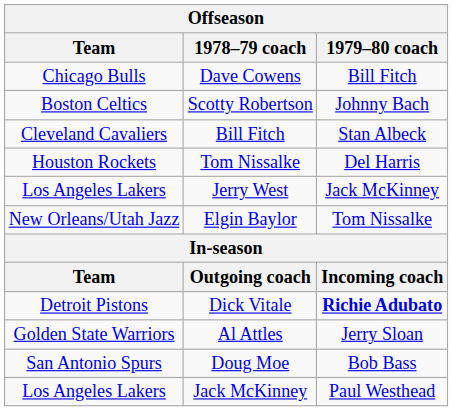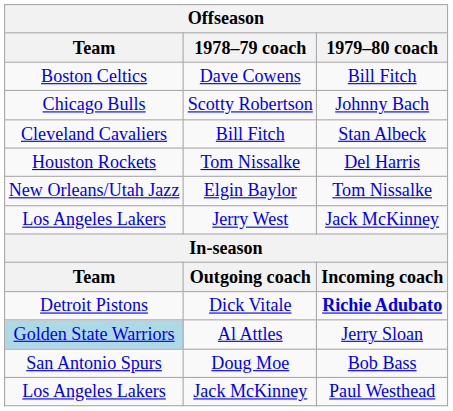(94, 76) Chicago Bulls -> (94, 76) Boston Celtics
(94, 104) Boston Celtics -> (94, 104) Chicago Bulls
rows swapped: (250, 190) <-> (250, 219)
(94, 334) no background -> (94, 334) lightblue background
